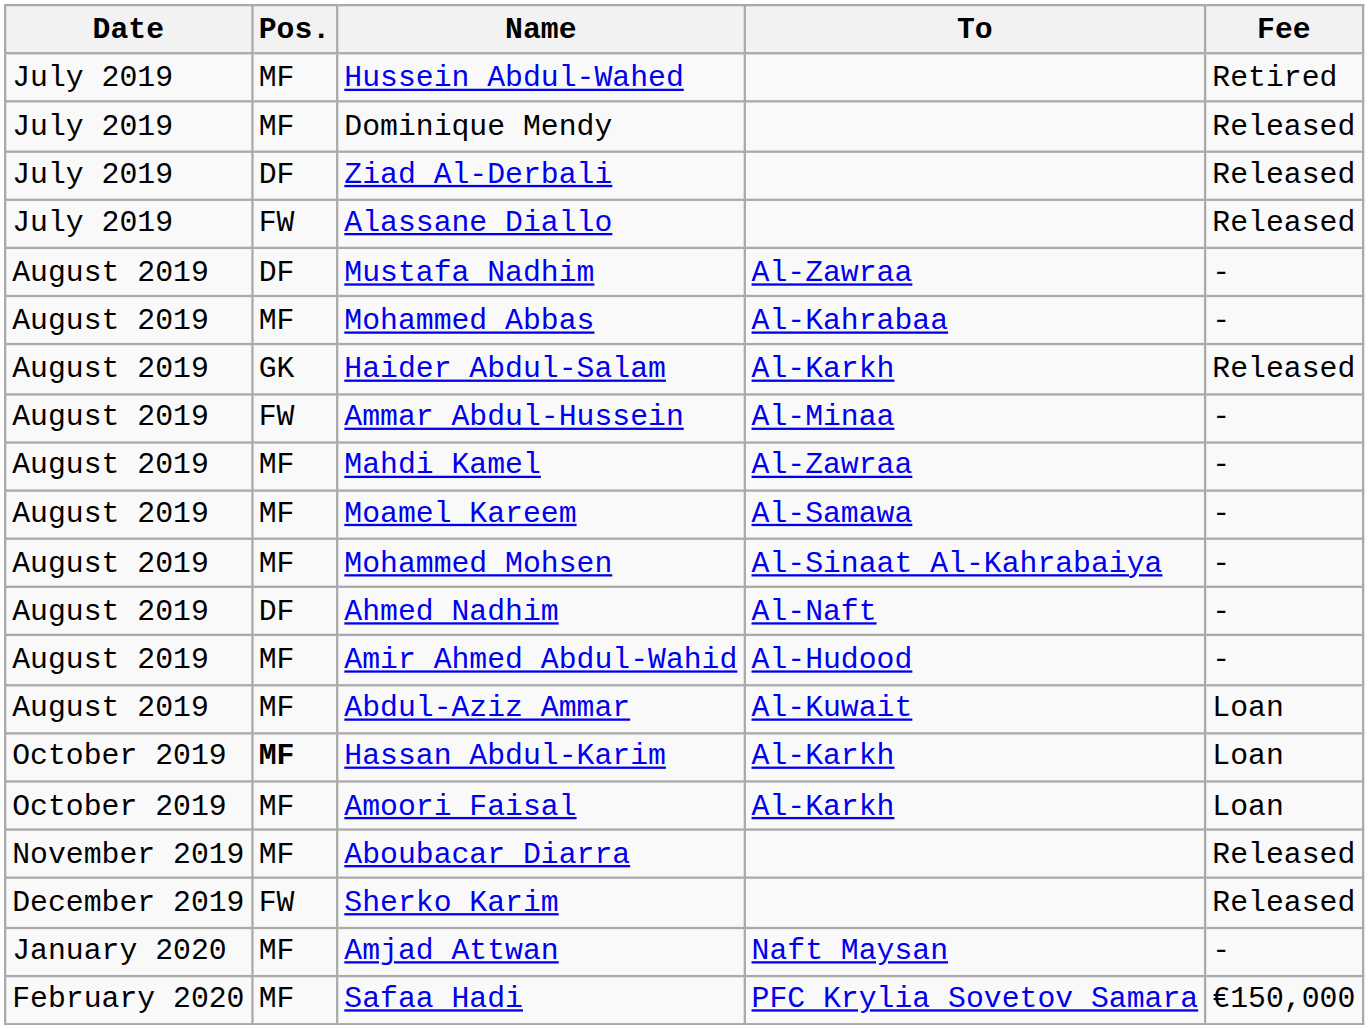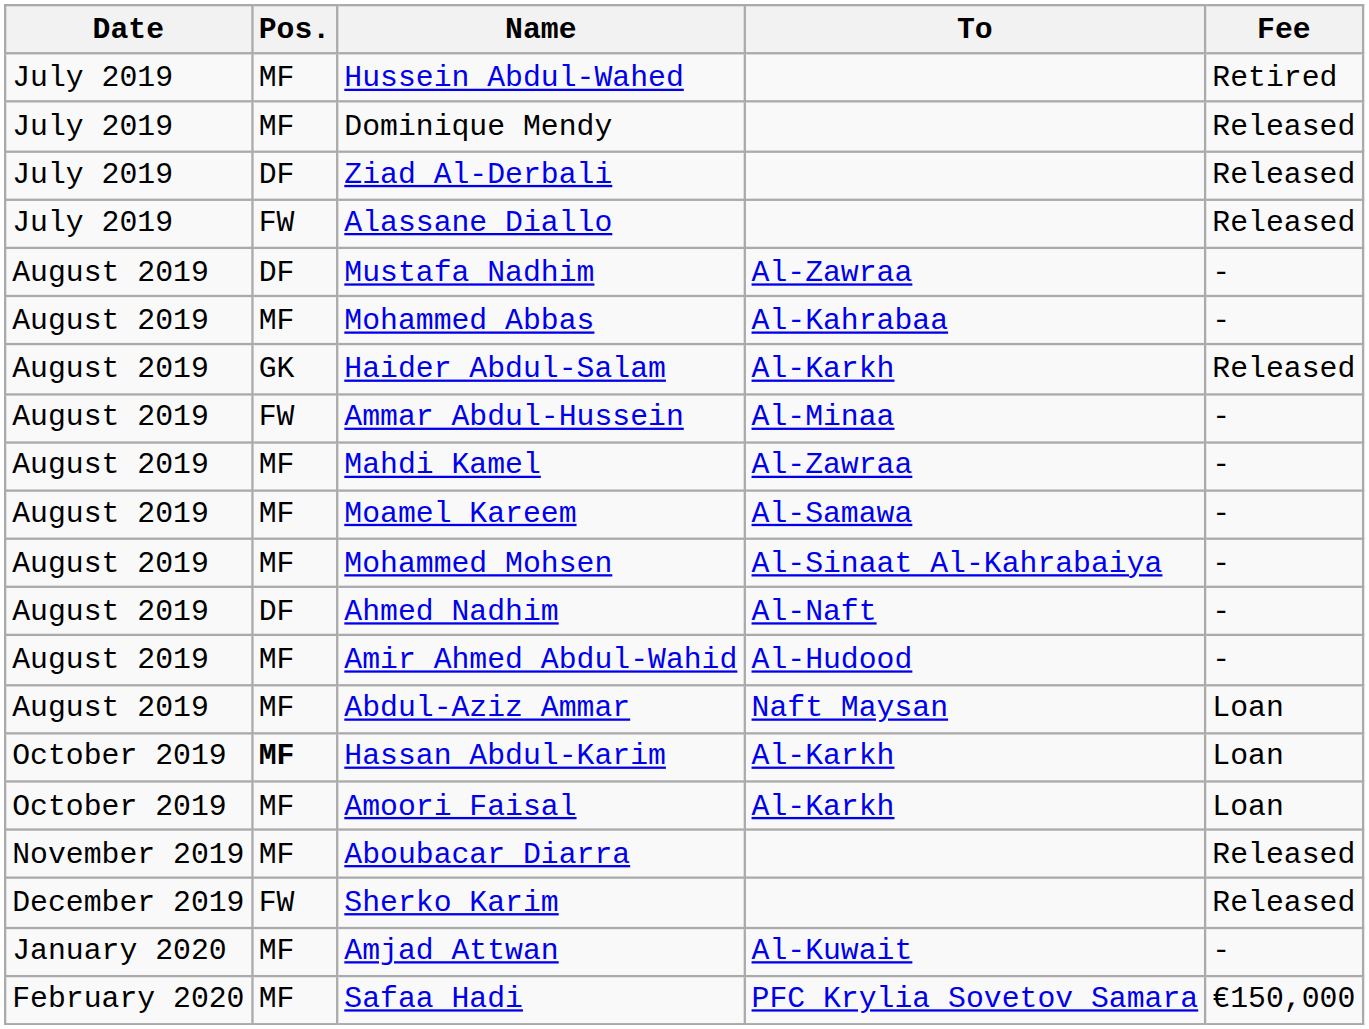(832, 709) Al-Kuwait -> (850, 709) Naft Maysan
(850, 951) Naft Maysan -> (832, 951) Al-Kuwait
